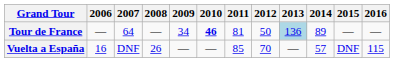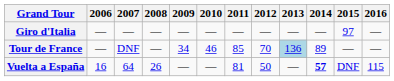+ row: (46, 31)
(128, 31) 64 -> (128, 48) DNF
(211, 31) bold -> (211, 48) normal
(238, 31) 81 -> (238, 48) 85
(265, 31) 50 -> (265, 48) 70
(128, 48) DNF -> (128, 66) 64
(238, 48) 85 -> (238, 66) 81
(265, 48) 70 -> (265, 66) 50
(321, 48) normal -> (321, 66) bold
